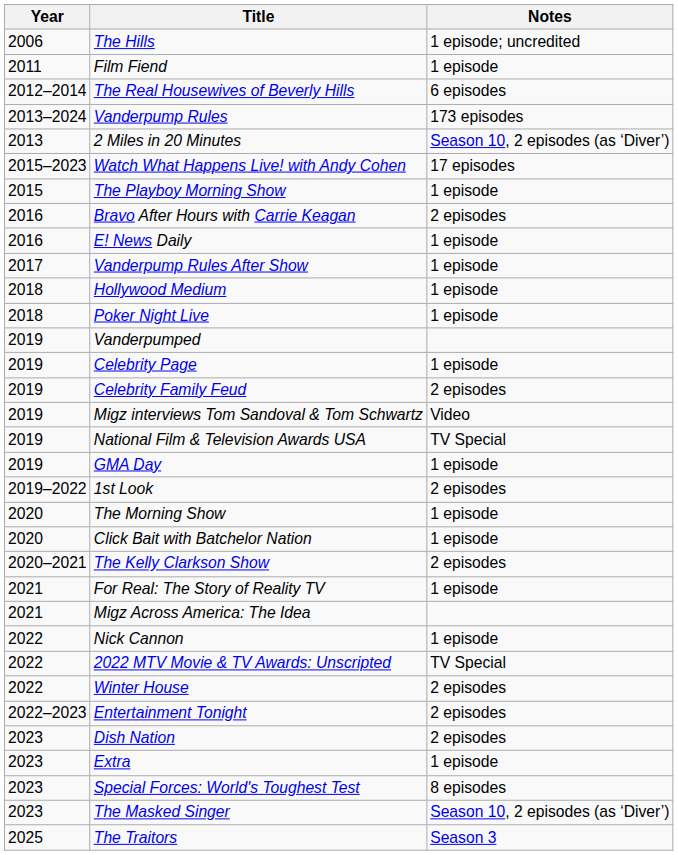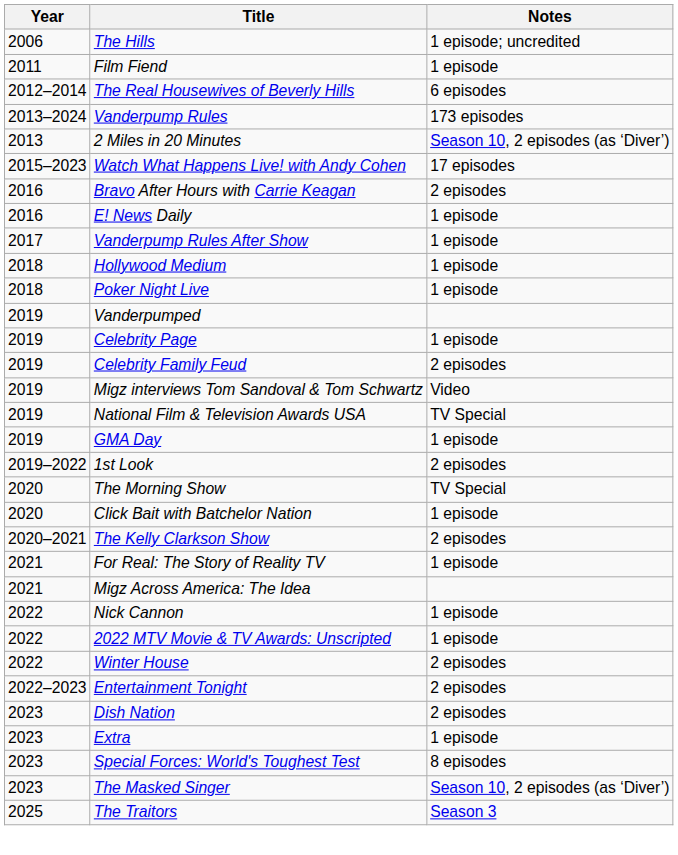- row: (190, 191)
(464, 514) 1 episode -> (468, 489) TV Special
(468, 663) TV Special -> (464, 638) 1 episode
